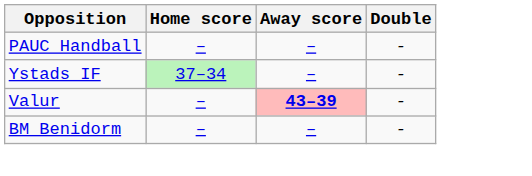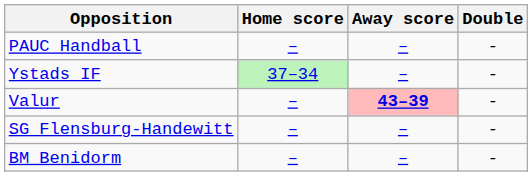+ row: (121, 130)
